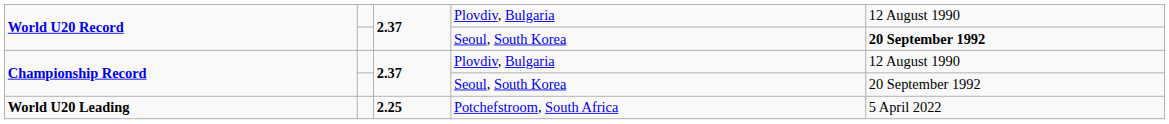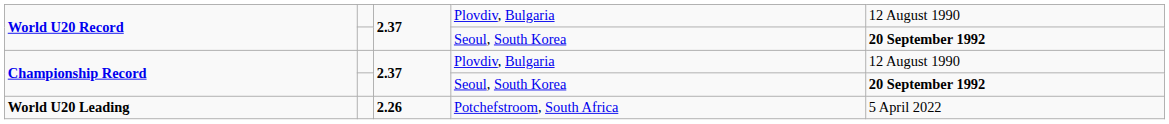(925, 84) normal -> (927, 84) bold
(389, 107) 2.25 -> (389, 107) 2.26
